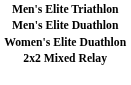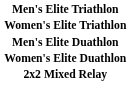+ row: (65, 25)
